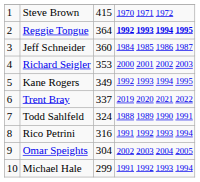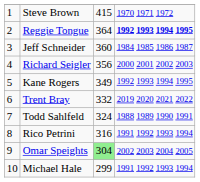(104, 64) 353 -> (104, 64) 356
(104, 99) 337 -> (104, 99) 332
(104, 151) no background -> (104, 151) lightgreen background
